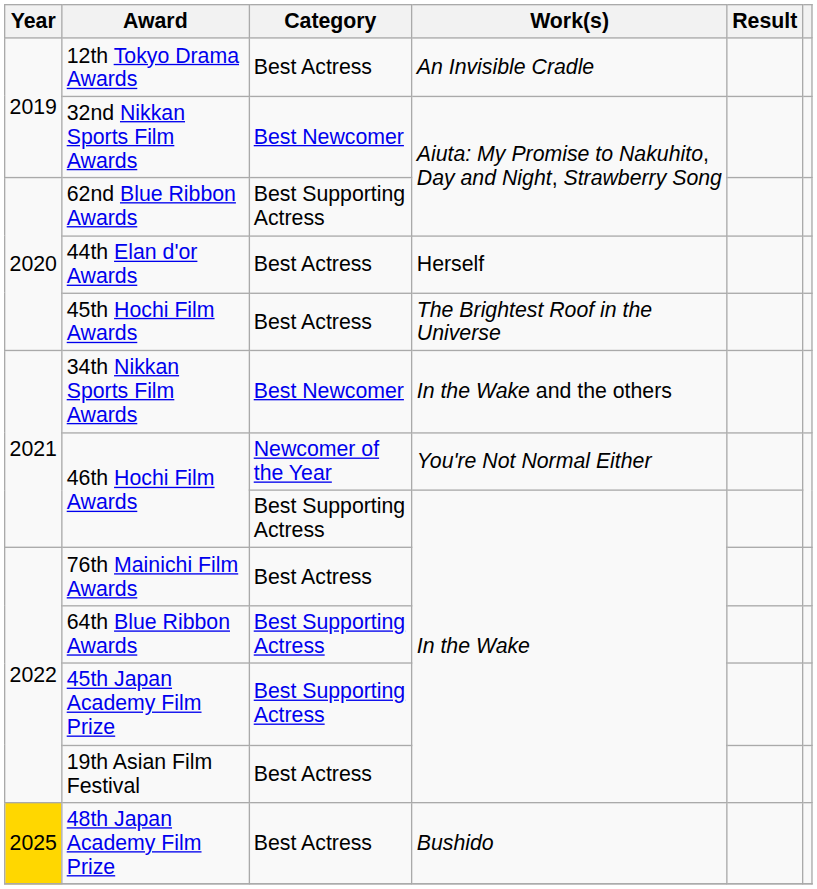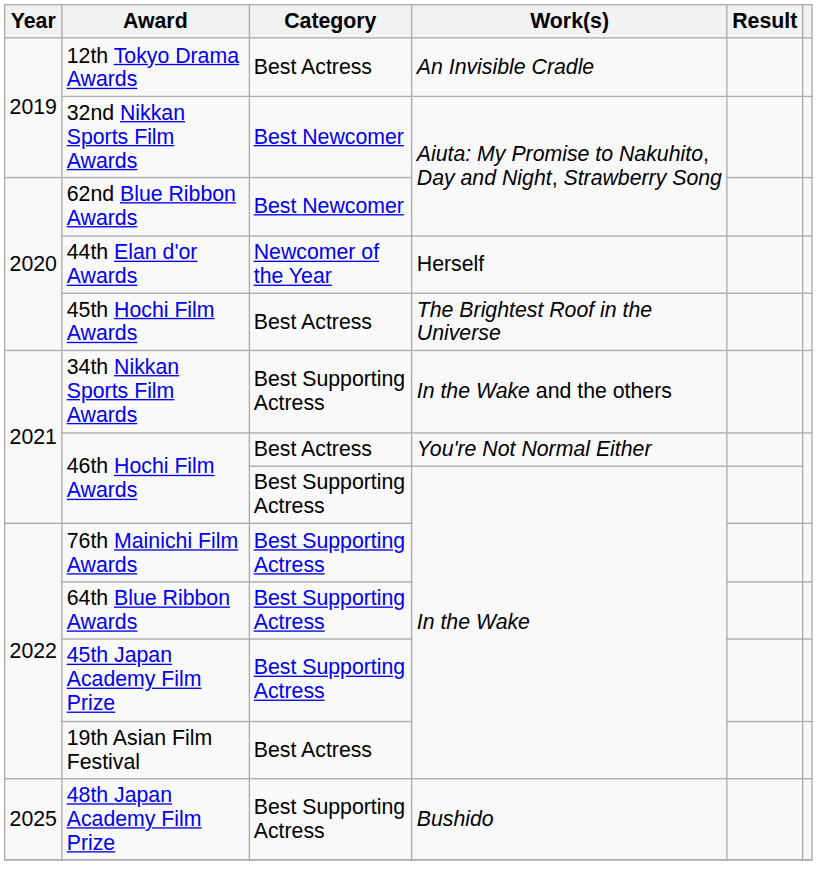(329, 206) Best Supporting Actress -> (329, 206) Best Newcomer
(313, 264) Best Actress -> (316, 264) Newcomer of the Year
(329, 391) Best Newcomer -> (329, 391) Best Supporting Actress
(316, 461) Newcomer of the Year -> (313, 449) Best Actress
(313, 576) Best Actress -> (329, 552) Best Supporting Actress
(33, 843) gold background -> (33, 819) no background
(313, 843) Best Actress -> (329, 819) Best Supporting Actress
